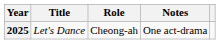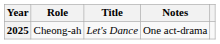columns swapped: (59, 13) <-> (114, 13)
